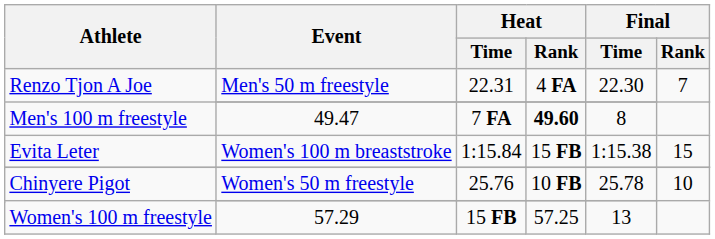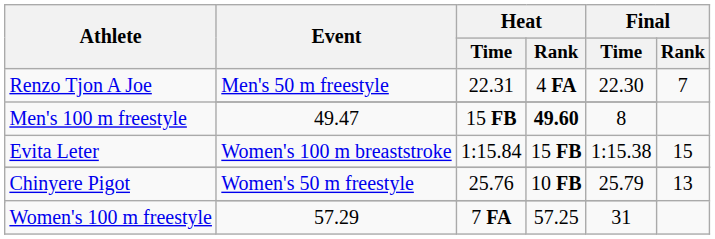(491, 118) 7 FA -> (491, 118) 15 FB
(621, 184) 25.78 -> (621, 184) 25.79
(683, 184) 10 -> (683, 184) 13
(491, 217) 15 FB -> (491, 217) 7 FA
(621, 217) 13 -> (621, 217) 31
